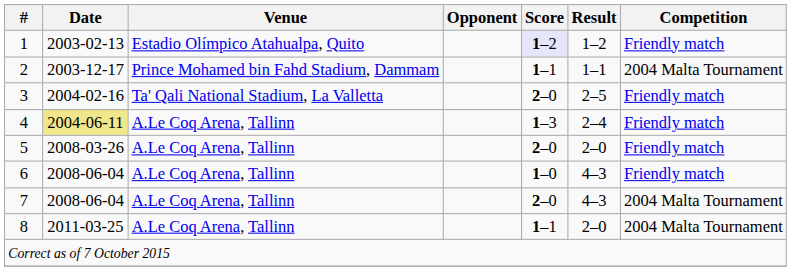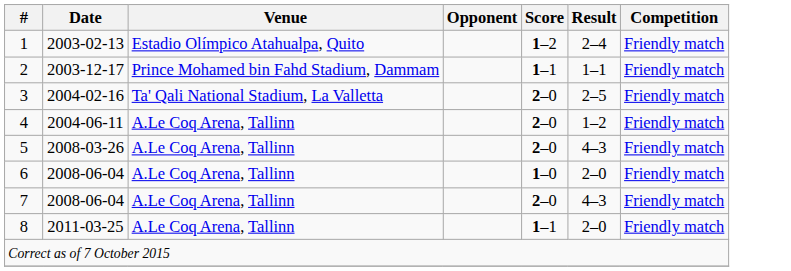(544, 43) lavender background -> (544, 43) no background
(594, 43) 1–2 -> (594, 43) 2–4
(703, 69) 2004 Malta Tournament -> (674, 69) Friendly match
(85, 122) khaki background -> (85, 122) no background
(544, 122) 1–3 -> (544, 122) 2–0
(594, 122) 2–4 -> (594, 122) 1–2
(594, 148) 2–0 -> (594, 148) 4–3
(594, 174) 4–3 -> (594, 174) 2–0
(703, 200) 2004 Malta Tournament -> (674, 200) Friendly match
(703, 226) 2004 Malta Tournament -> (674, 226) Friendly match
